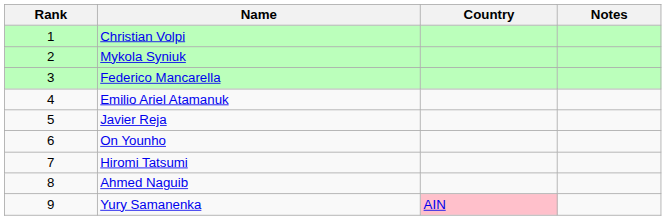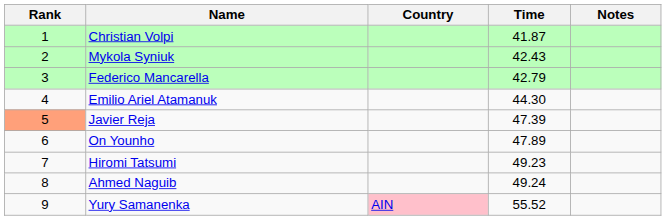+ column: (529, 15)
(51, 120) no background -> (45, 120) lightsalmon background
